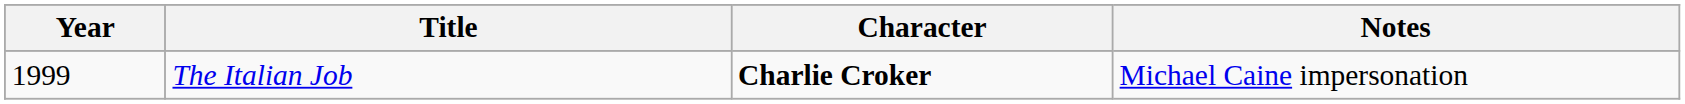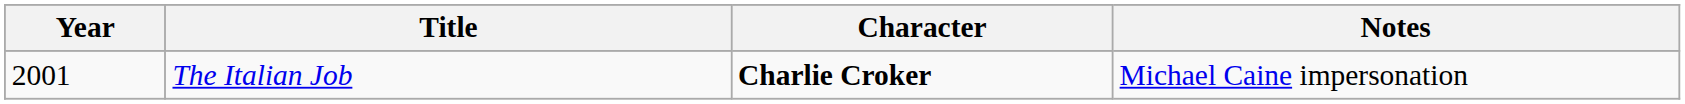(41, 74) 1999 -> (41, 74) 2001
